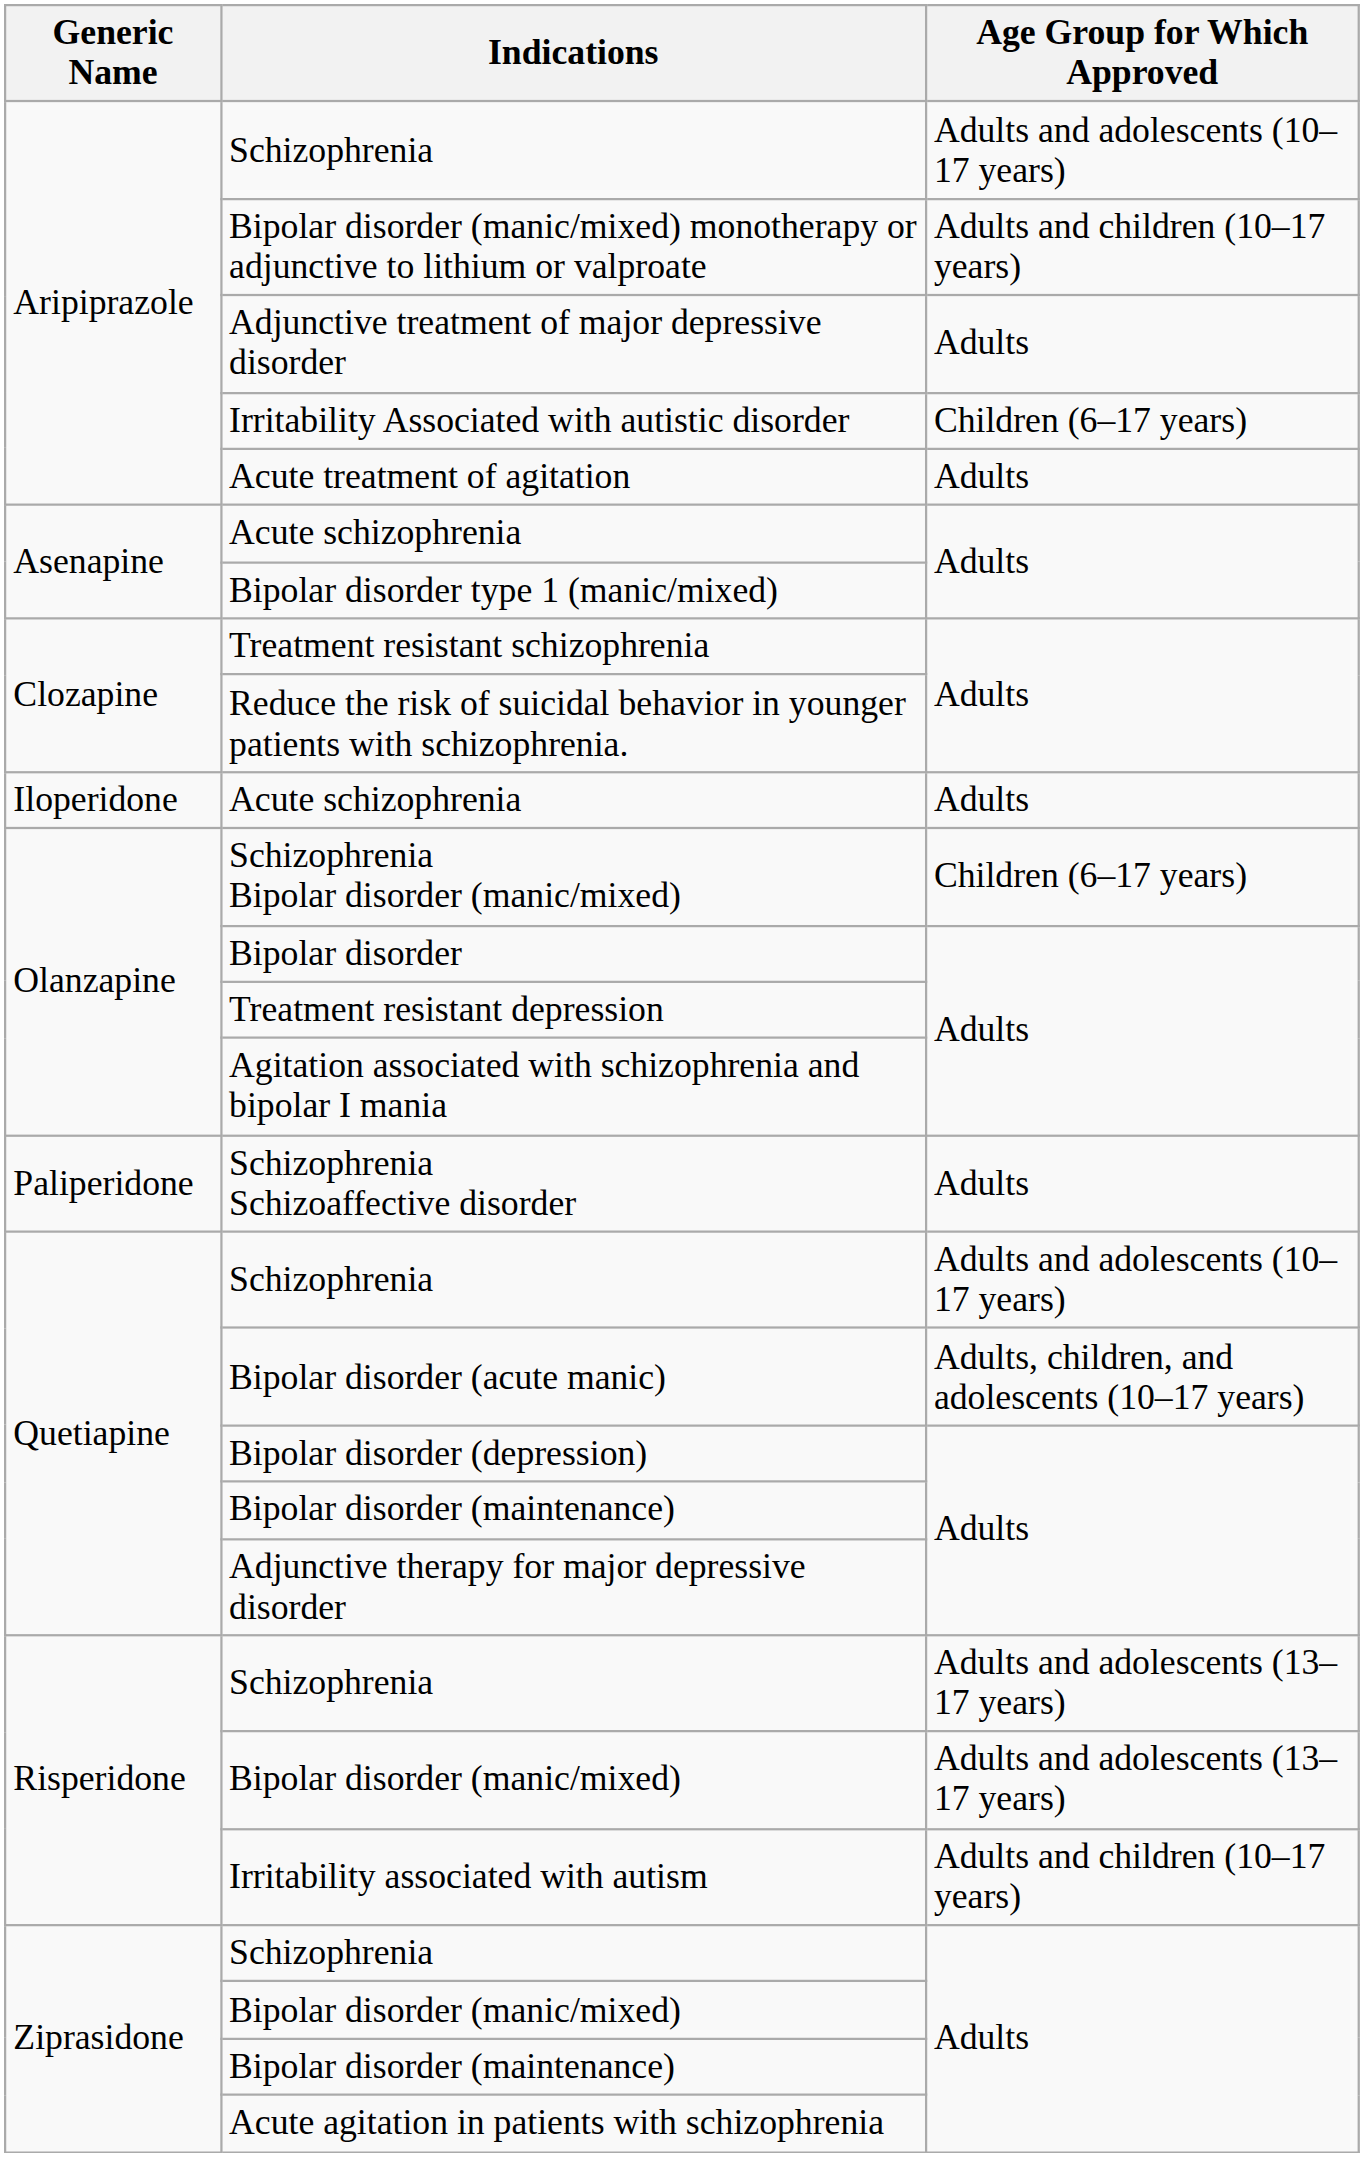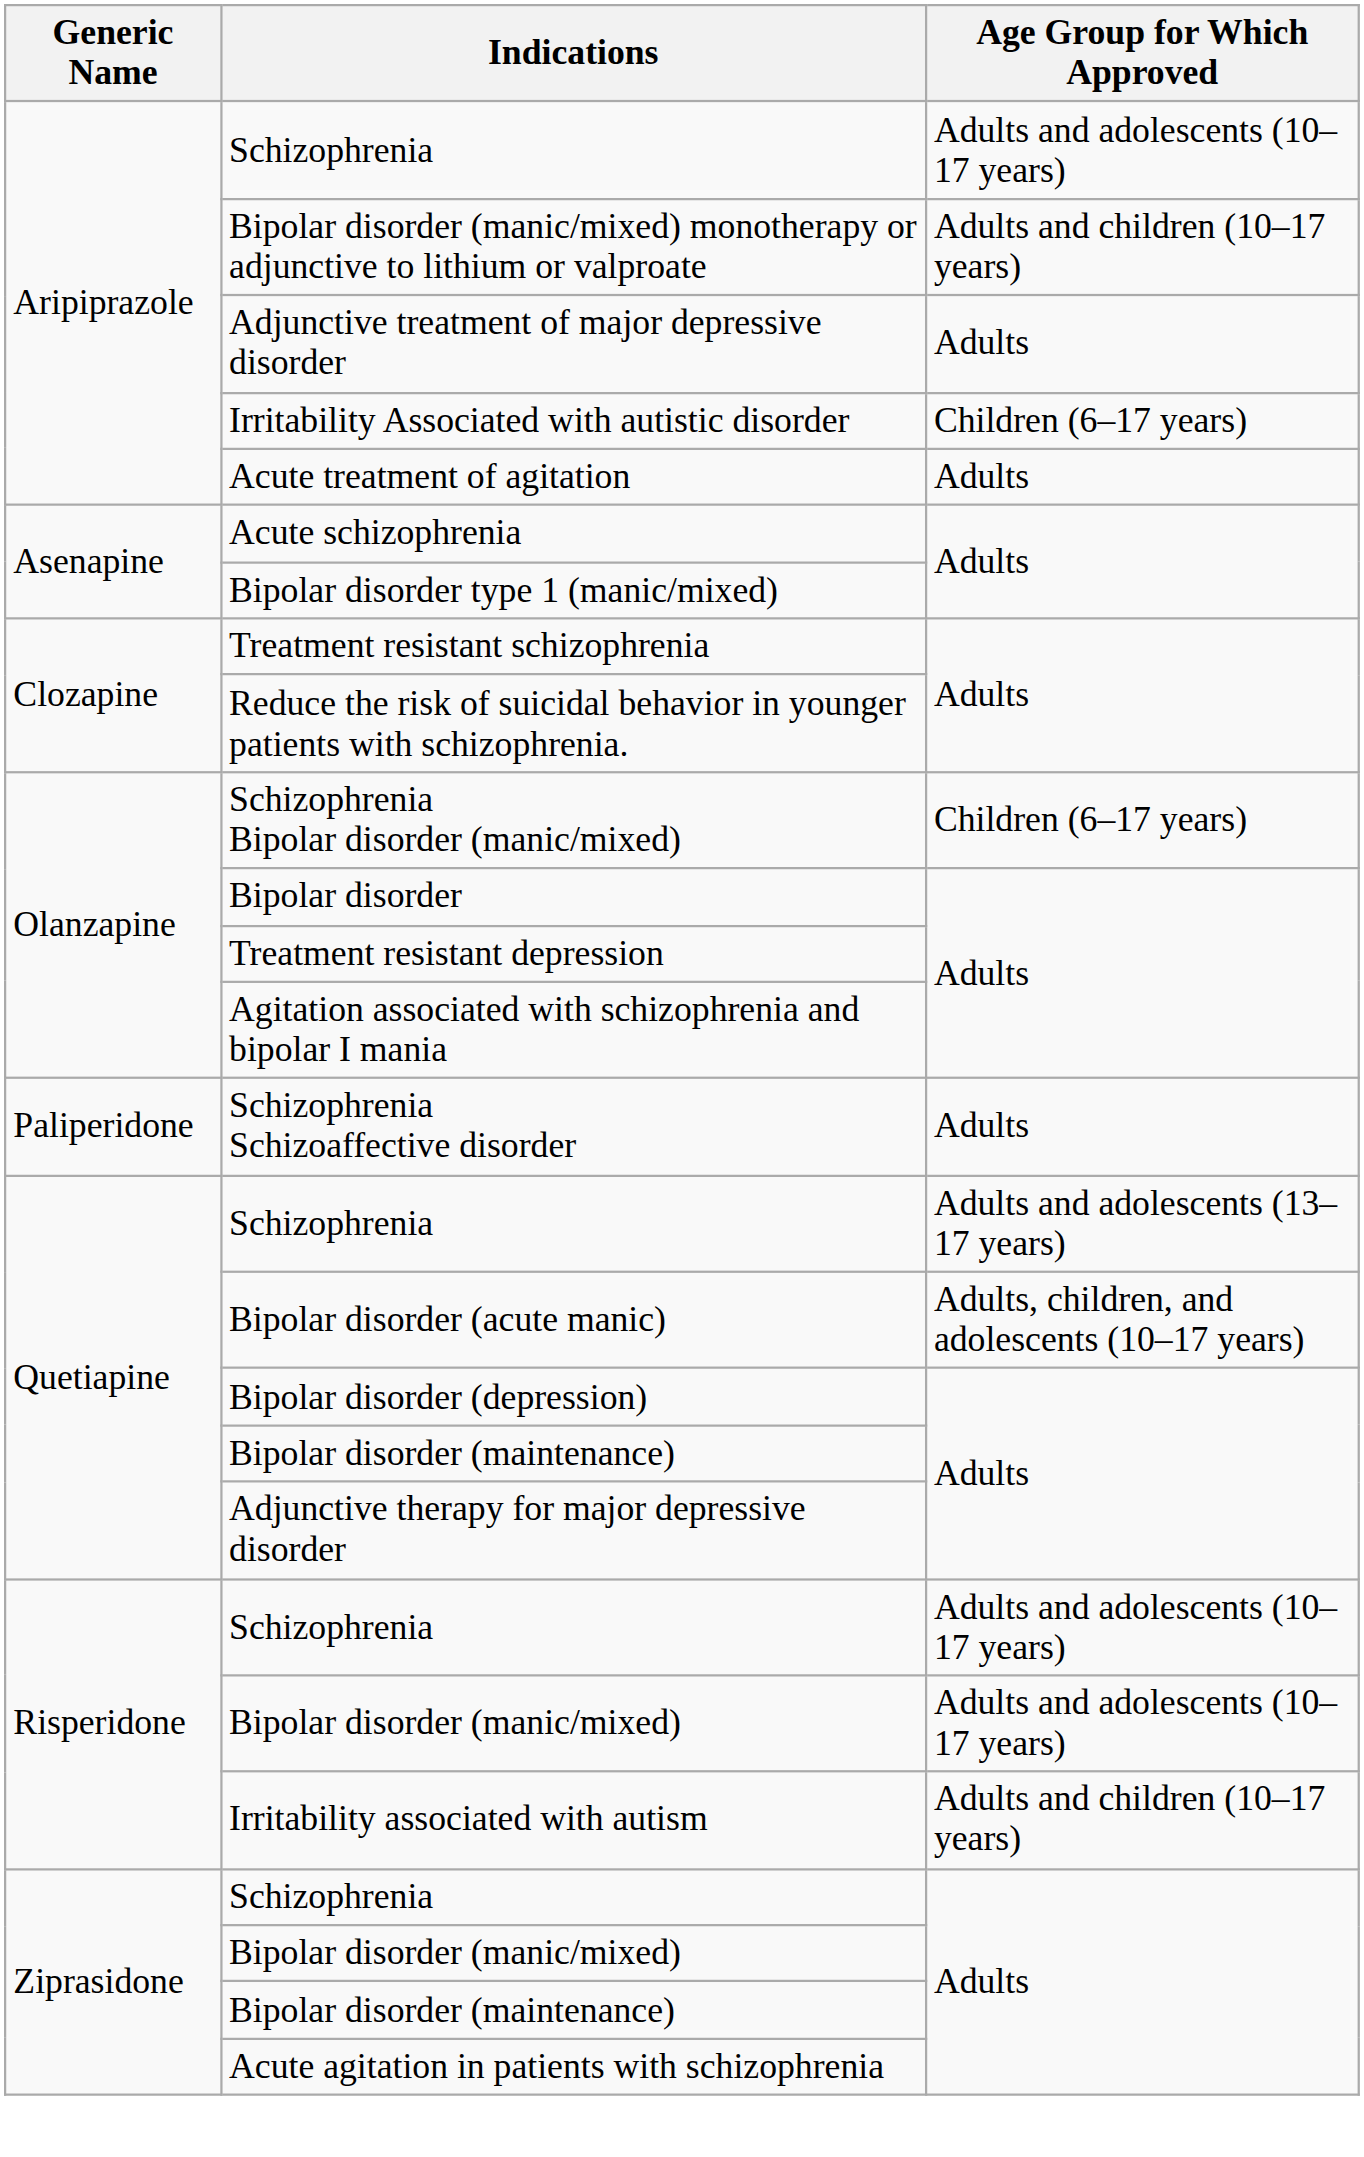- row: (96, 799)
(1136, 1279) Adults and adolescents (10–17 years) -> (1136, 1222) Adults and adolescents (13–17 years)
(1136, 1682) Adults and adolescents (13–17 years) -> (1136, 1626) Adults and adolescents (10–17 years)
(1136, 1779) Adults and adolescents (13–17 years) -> (1136, 1722) Adults and adolescents (10–17 years)
